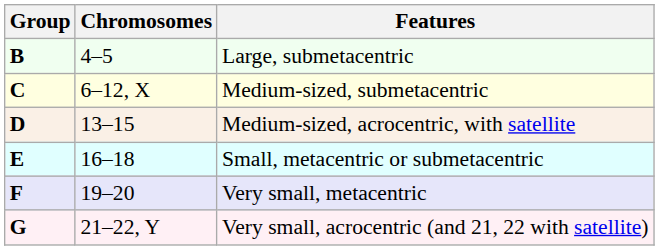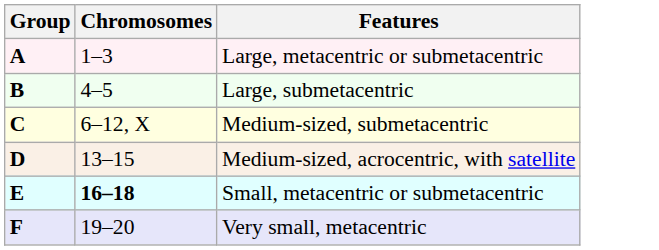+ row: (383, 55)
(107, 158) normal -> (107, 192) bold
- row: (435, 227)
